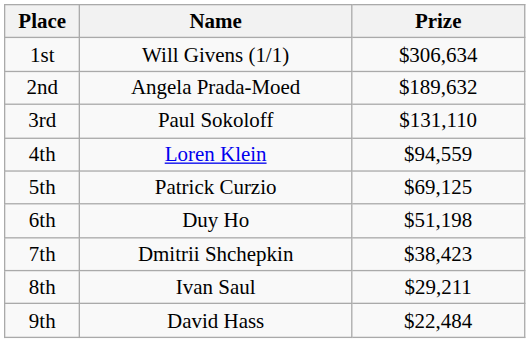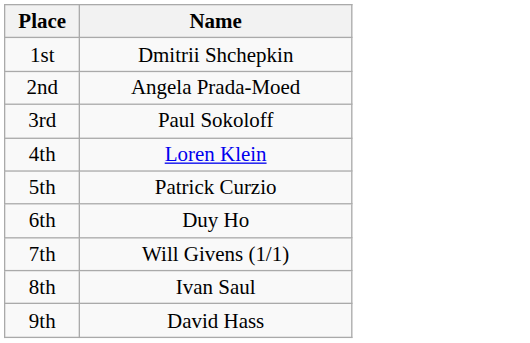- column: (438, 21)
(216, 54) Will Givens (1/1) -> (216, 54) Dmitrii Shchepkin
(216, 253) Dmitrii Shchepkin -> (216, 253) Will Givens (1/1)
